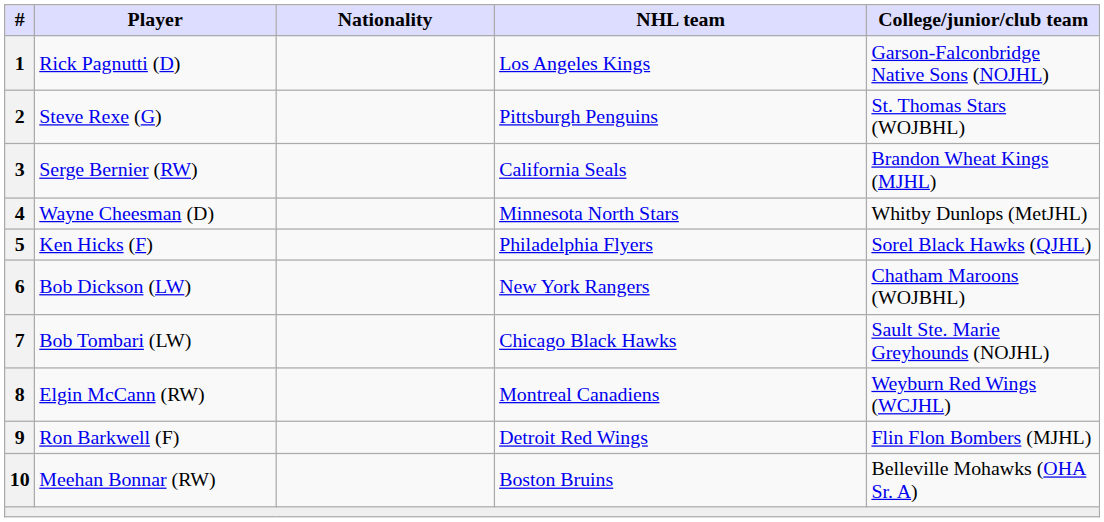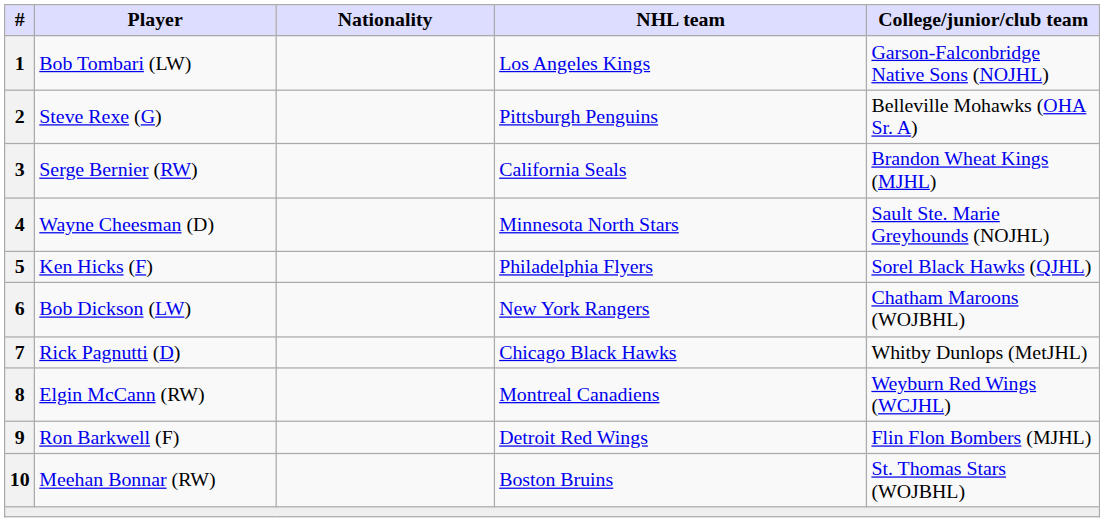(110, 62) Rick Pagnutti (D) -> (115, 62) Bob Tombari (LW)
(939, 116) St. Thomas Stars (WOJBHL) -> (979, 116) Belleville Mohawks (OHA Sr. A)
(979, 213) Whitby Dunlops (MetJHL) -> (960, 224) Sault Ste. Marie Greyhounds (NOJHL)
(115, 340) Bob Tombari (LW) -> (110, 352) Rick Pagnutti (D)
(960, 340) Sault Ste. Marie Greyhounds (NOJHL) -> (979, 352) Whitby Dunlops (MetJHL)
(979, 479) Belleville Mohawks (OHA Sr. A) -> (939, 479) St. Thomas Stars (WOJBHL)
